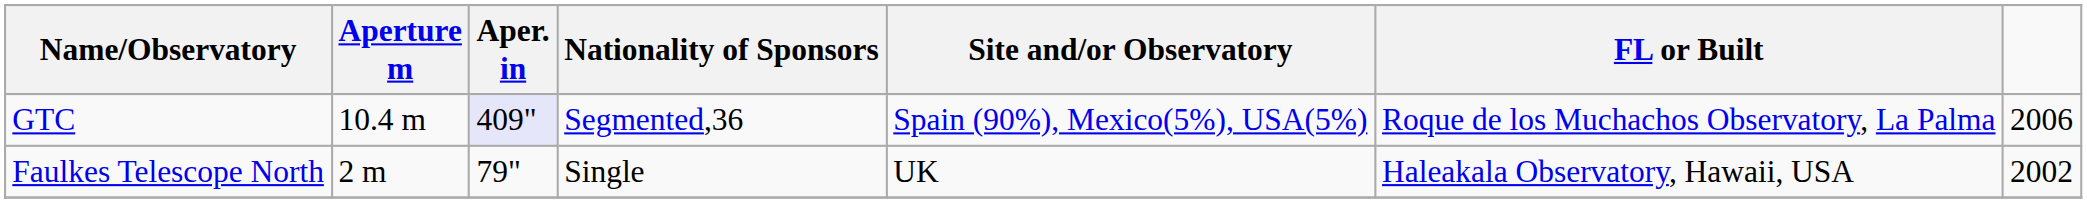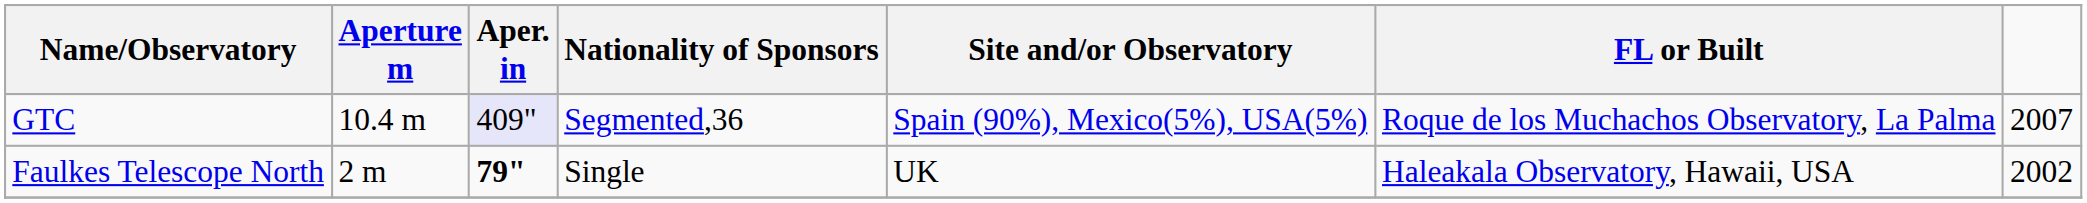(2042, 119) 2006 -> (2042, 119) 2007
(499, 171) normal -> (501, 171) bold
